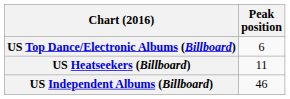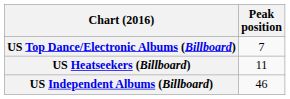(261, 46) 6 -> (261, 46) 7
